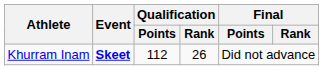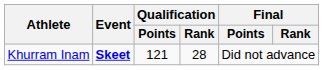(157, 55) 112 -> (157, 55) 121
(199, 55) 26 -> (199, 55) 28
